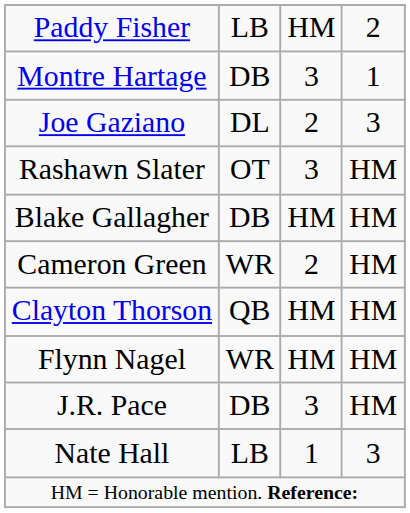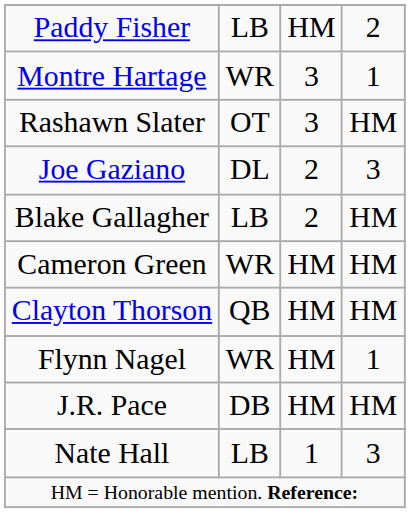(250, 75) DB -> (250, 75) WR
rows swapped: (112, 122) <-> (112, 169)
(250, 216) DB -> (250, 216) LB
(311, 216) HM -> (311, 216) 2
(311, 264) 2 -> (311, 264) HM
(373, 358) HM -> (373, 358) 1
(311, 405) 3 -> (311, 405) HM
